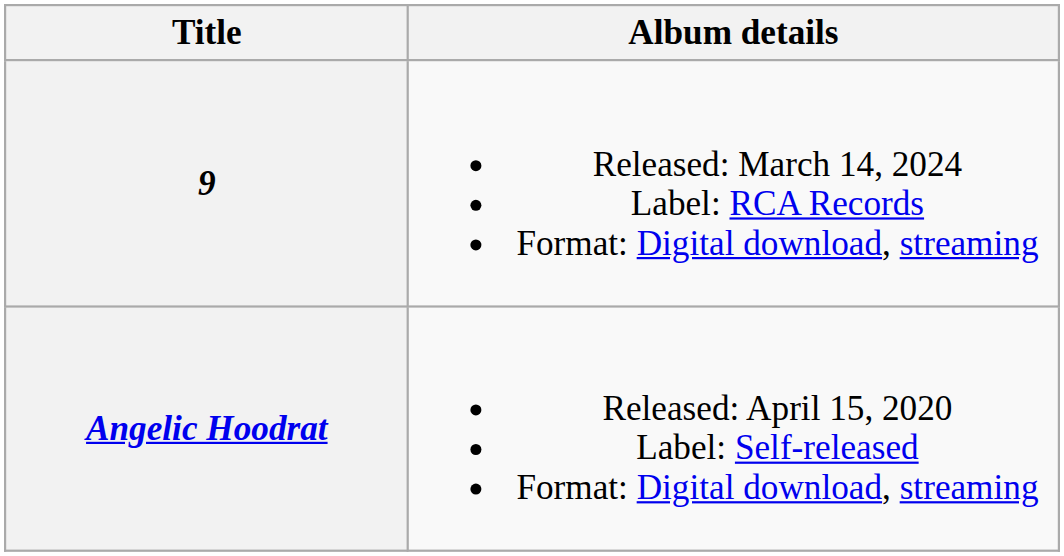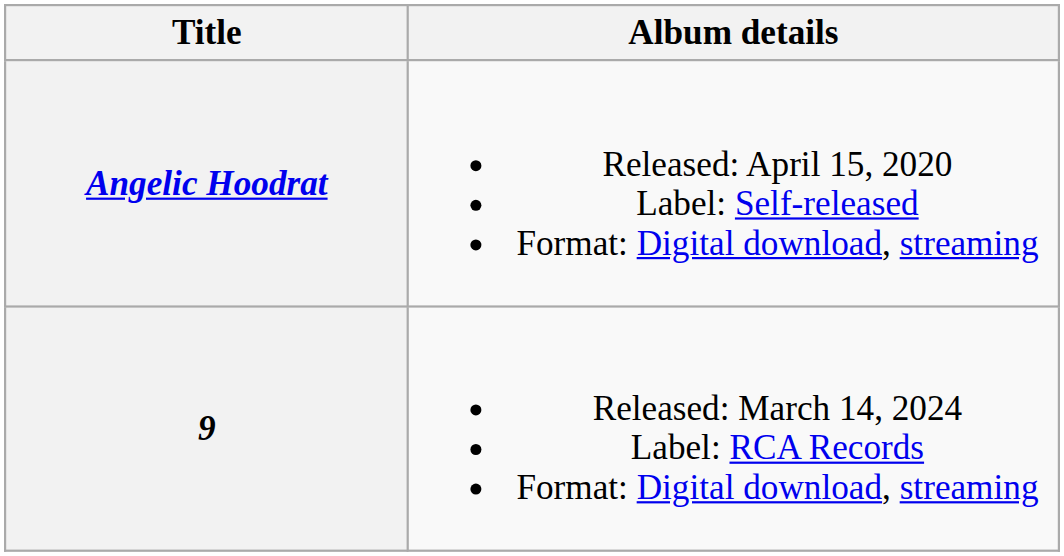rows swapped: (207, 427) <-> (207, 182)
